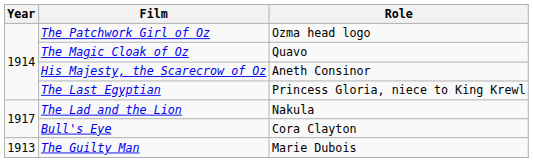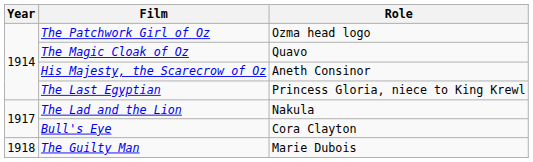(21, 147) 1913 -> (21, 147) 1918
